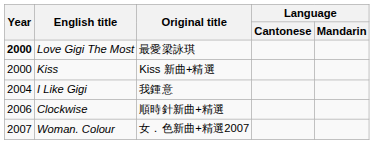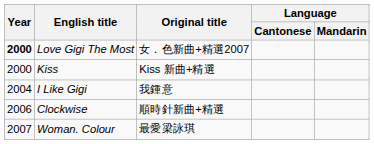(167, 49) 最愛梁詠琪 -> (194, 49) 女．色新曲+精選2007
(194, 129) 女．色新曲+精選2007 -> (167, 129) 最愛梁詠琪
